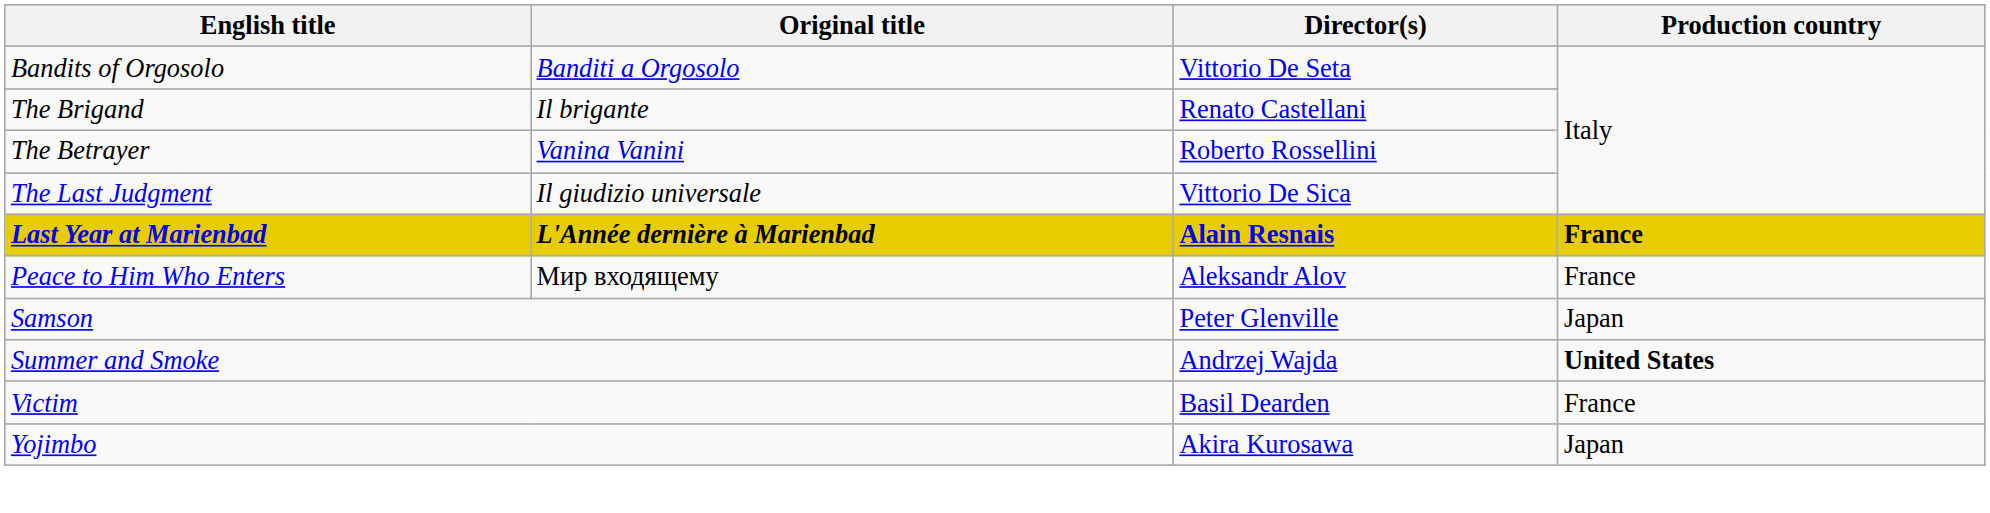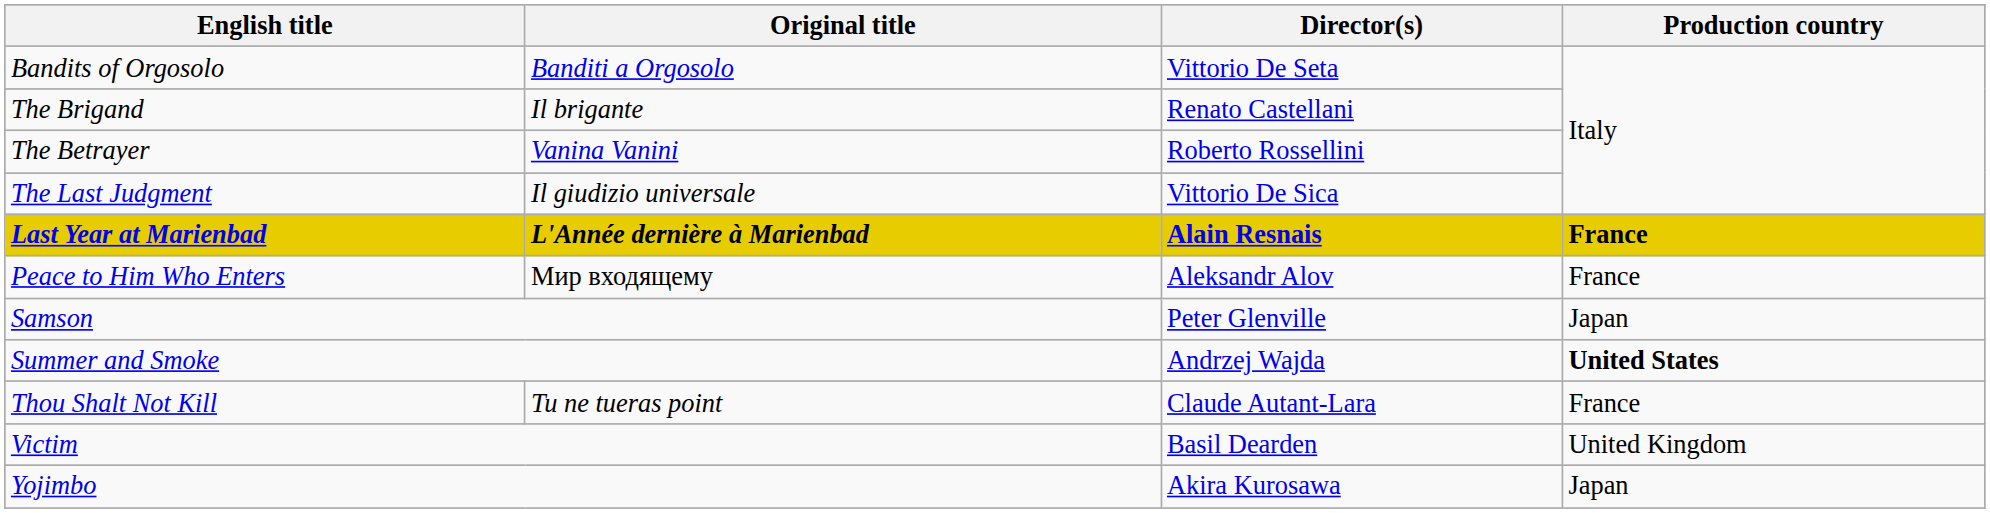+ row: (114, 402)
(1600, 402) France -> (1658, 444) United Kingdom
